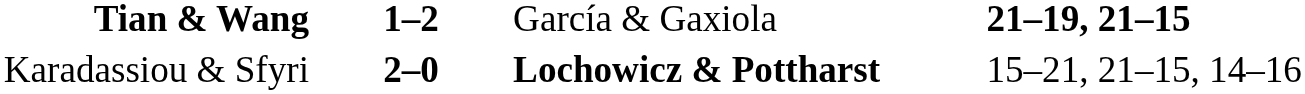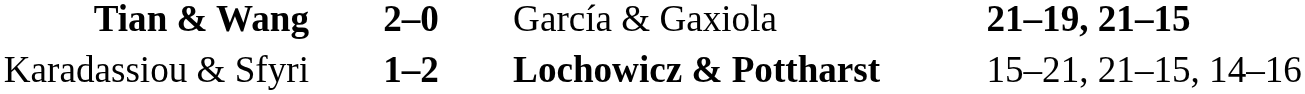(411, 18) 1–2 -> (411, 18) 2–0
(411, 69) 2–0 -> (411, 69) 1–2
